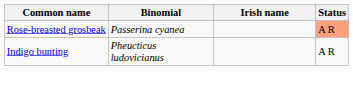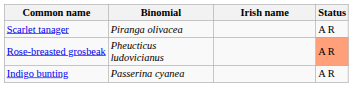+ row: (38, 29)
(148, 29) Passerina cyanea -> (137, 51) Pheucticus ludovicianus
(137, 51) Pheucticus ludovicianus -> (148, 73) Passerina cyanea
